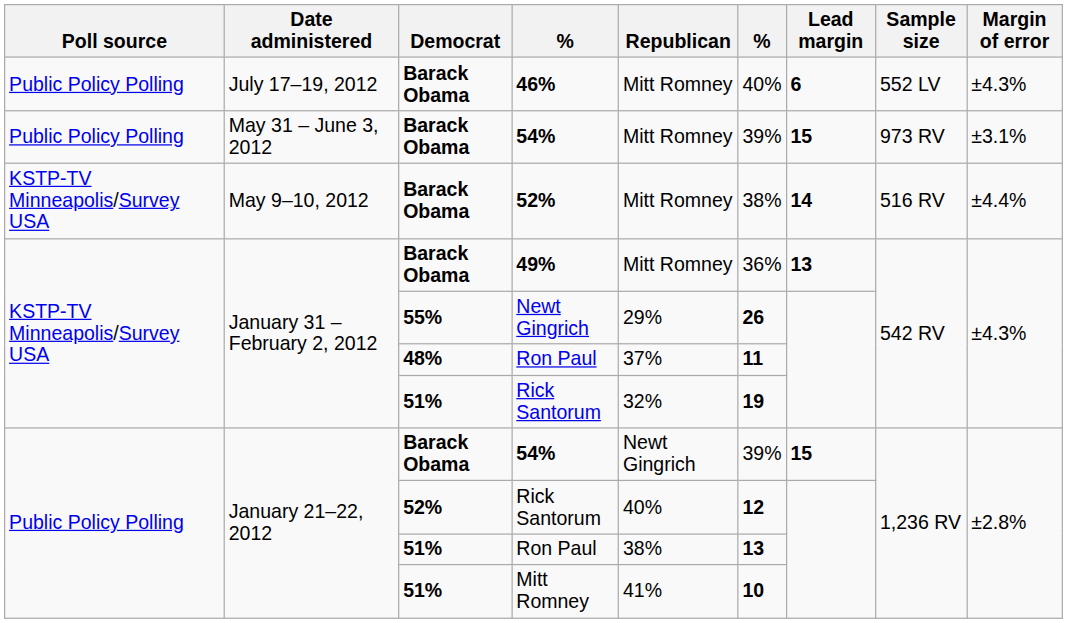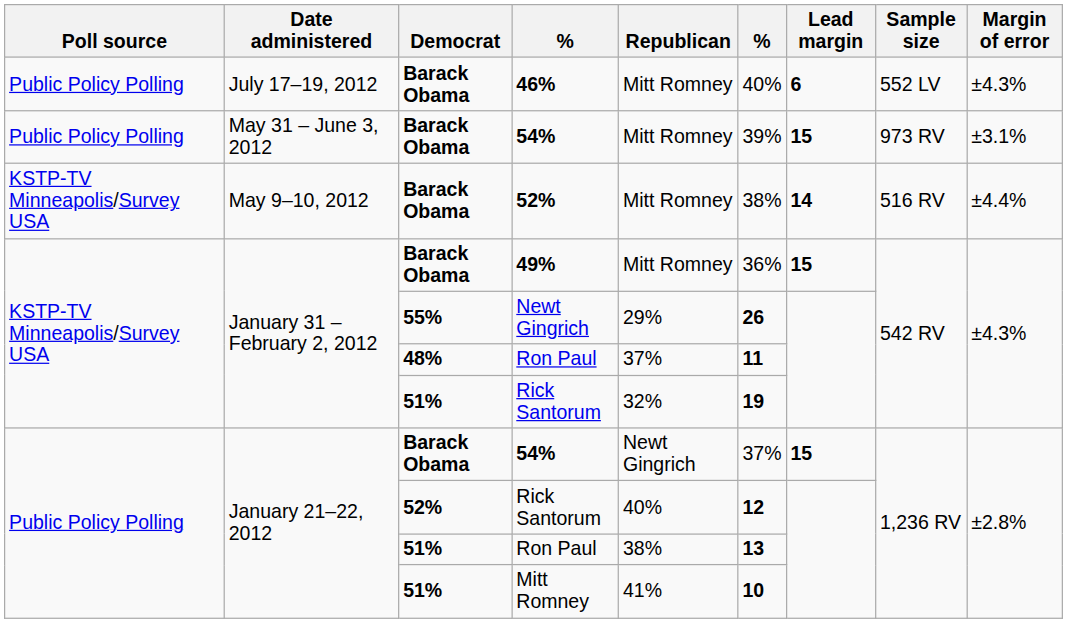(801, 264) 13 -> (801, 264) 15
(762, 454) 39% -> (762, 454) 37%
